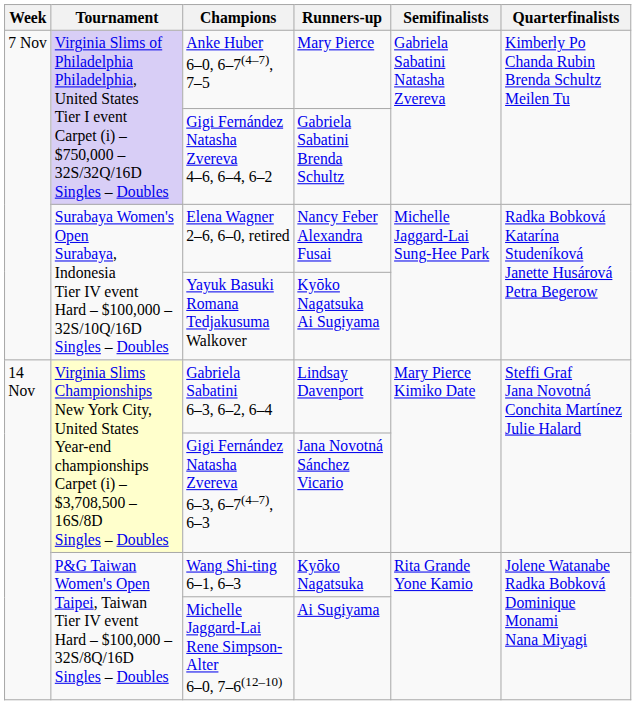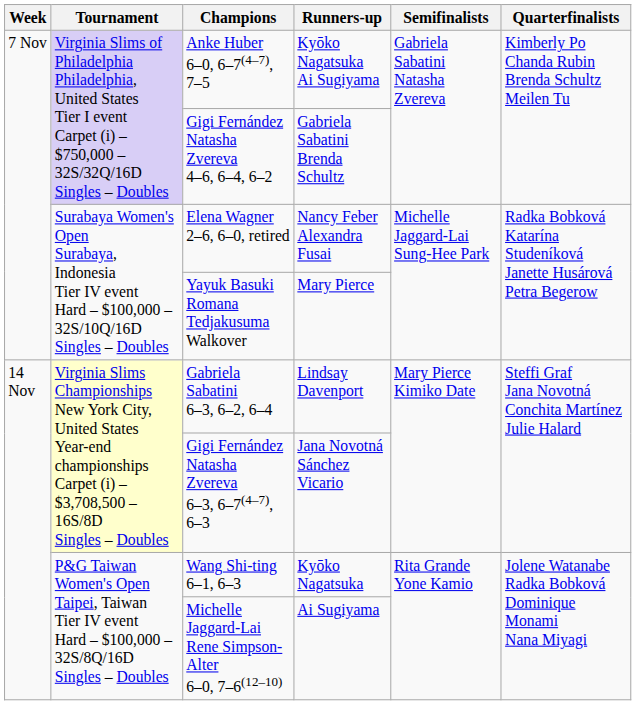(336, 43) Mary Pierce -> (338, 61) Kyōko Nagatsuka Ai Sugiyama
(338, 303) Kyōko Nagatsuka Ai Sugiyama -> (336, 285) Mary Pierce
